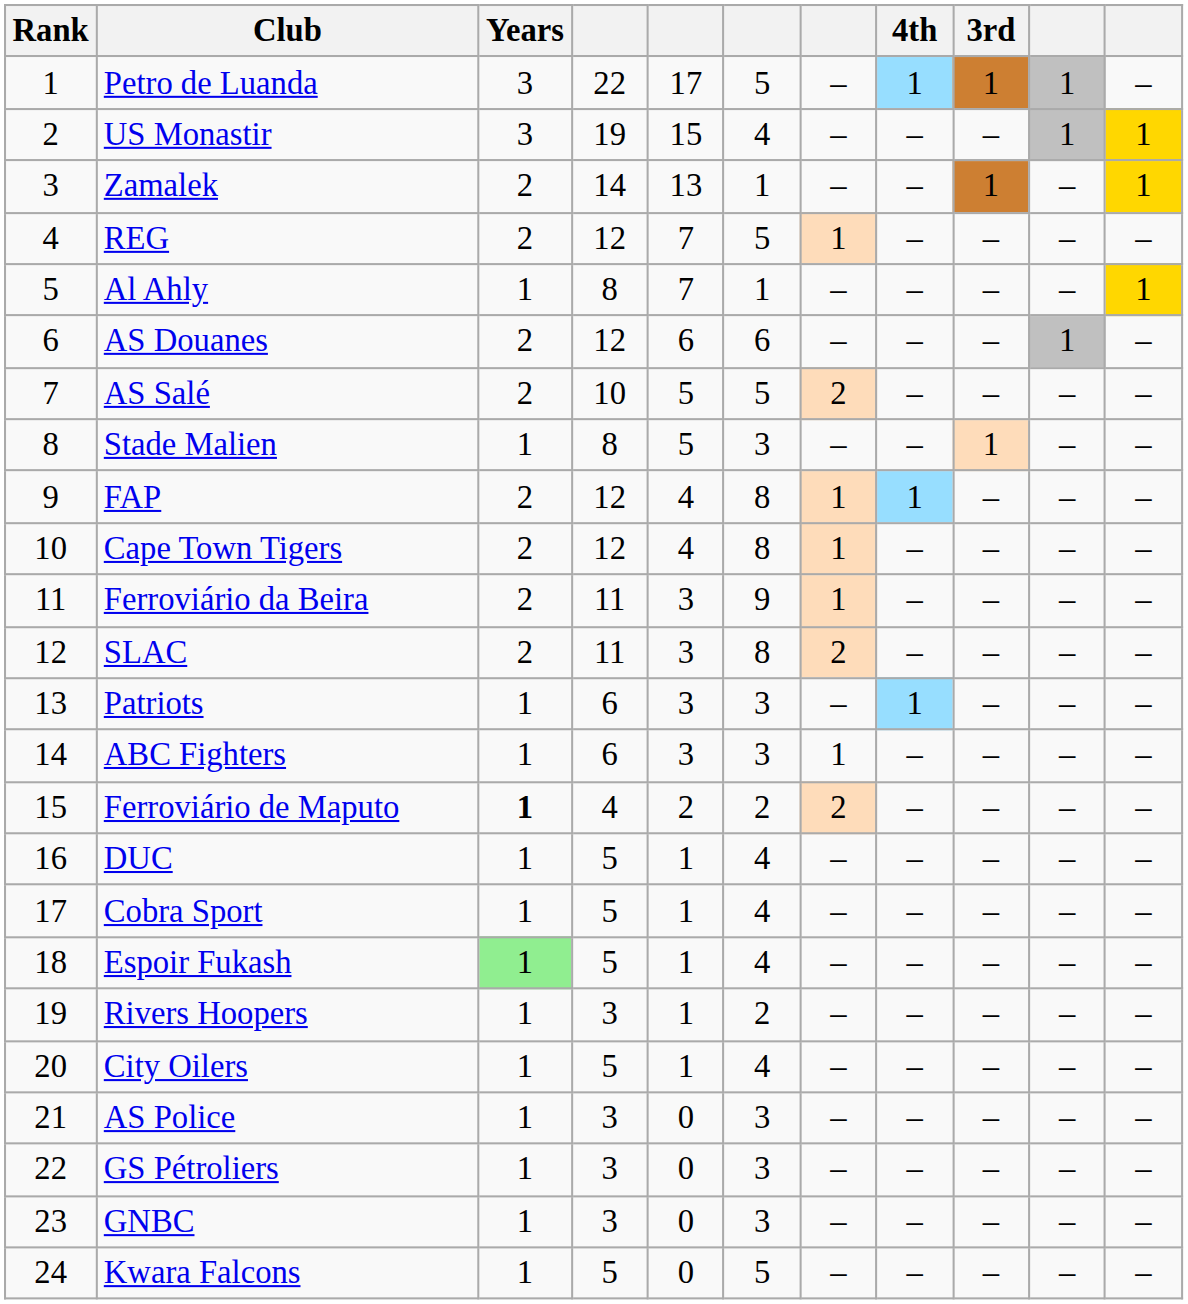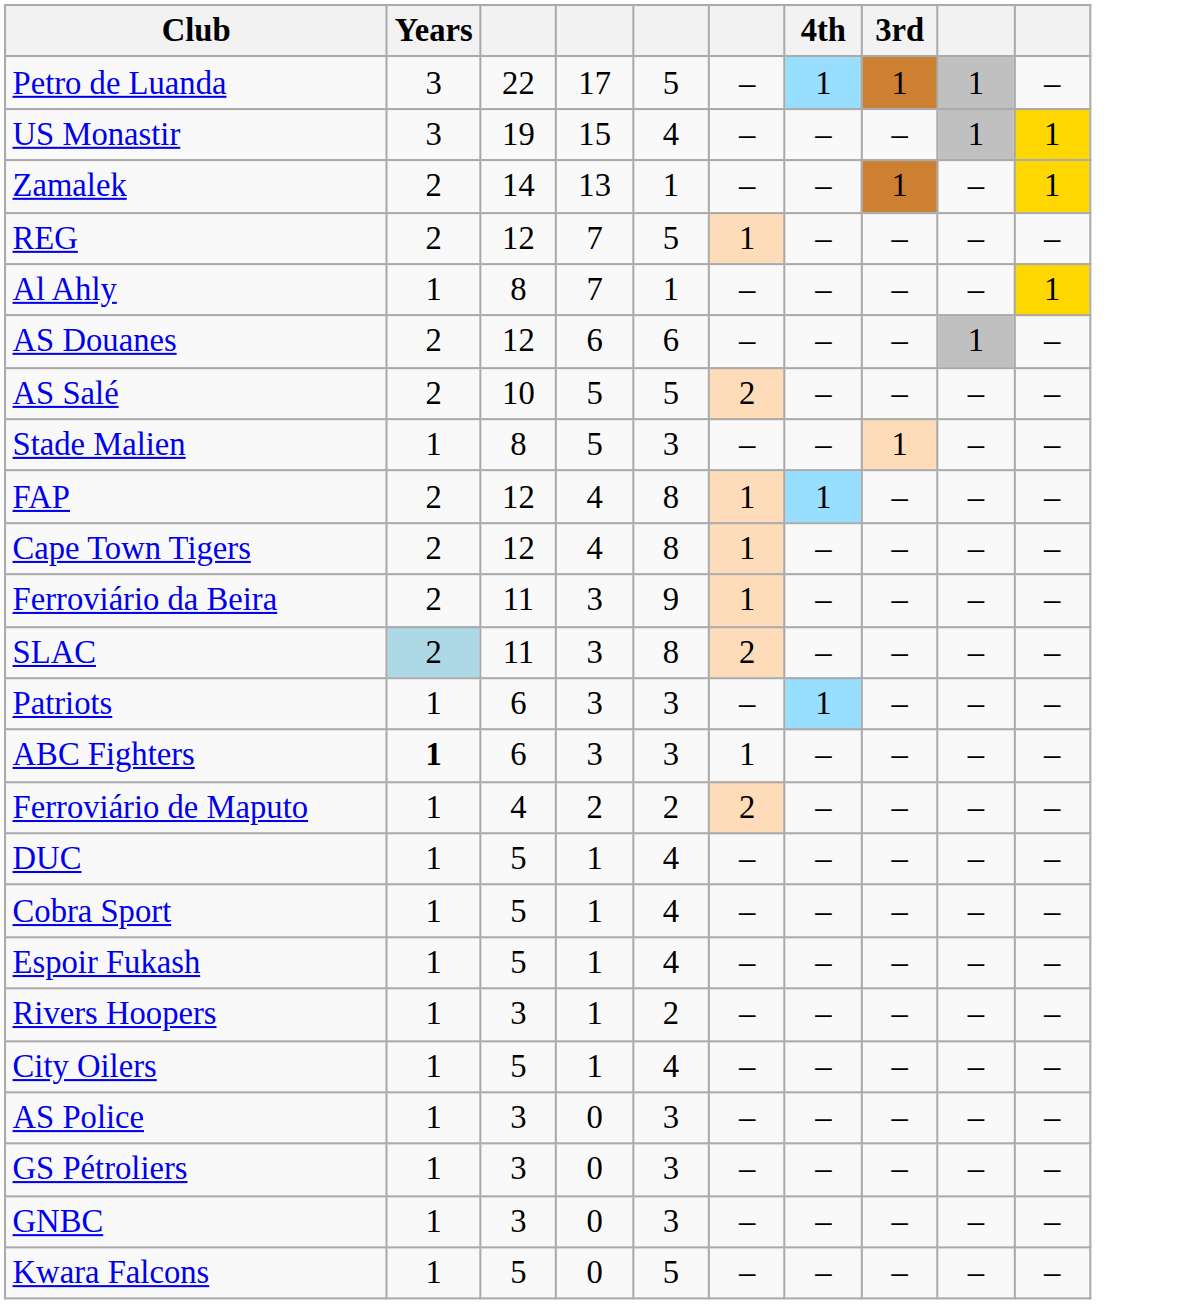- column: (51, 30)
(525, 651) no background -> (434, 651) lightblue background
(525, 755) normal -> (434, 755) bold
(525, 806) bold -> (434, 806) normal
(525, 962) lightgreen background -> (434, 962) no background
